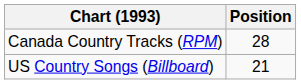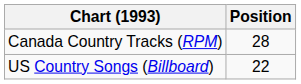(261, 66) 21 -> (261, 66) 22
